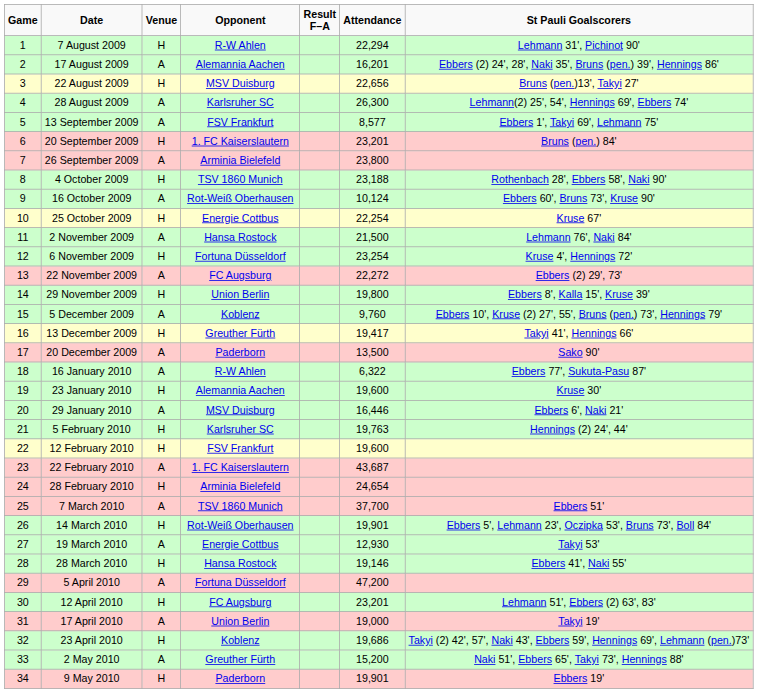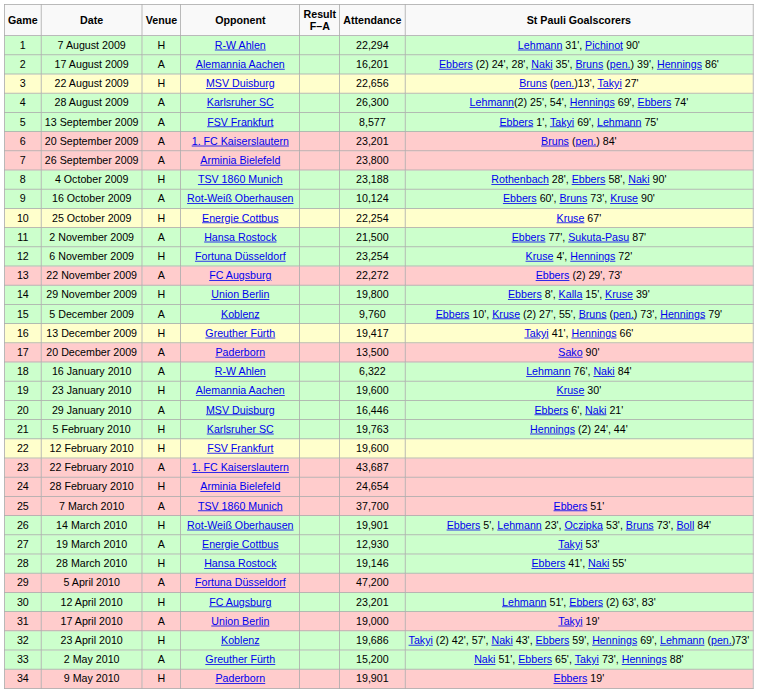(161, 141) H -> (161, 141) A
(579, 237) Lehmann 76', Naki 84' -> (579, 237) Ebbers 77', Sukuta-Pasu 87'
(579, 372) Ebbers 77', Sukuta-Pasu 87' -> (579, 372) Lehmann 76', Naki 84'
